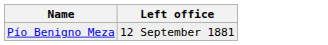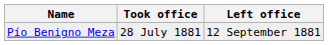+ column: (160, 14)
